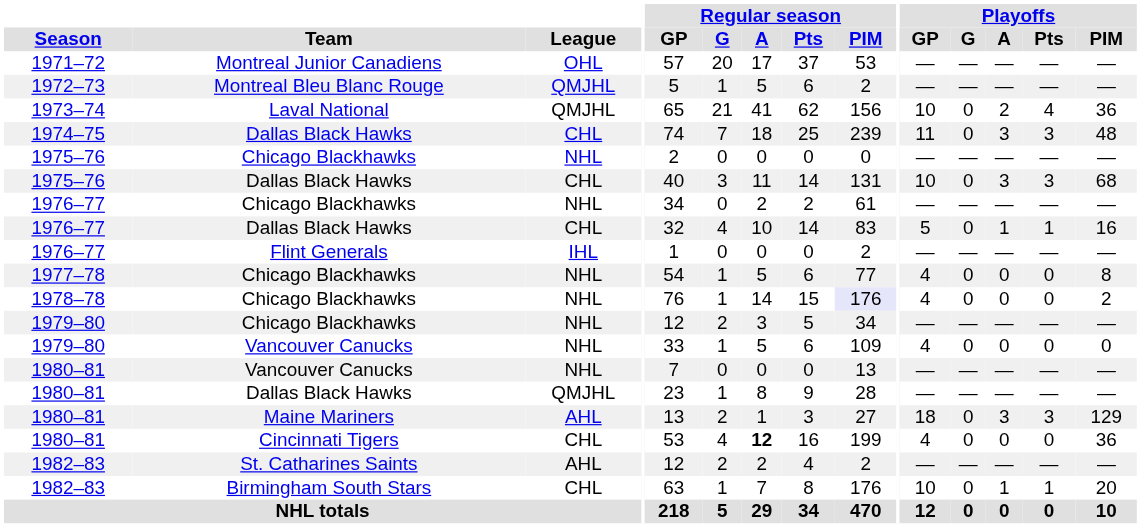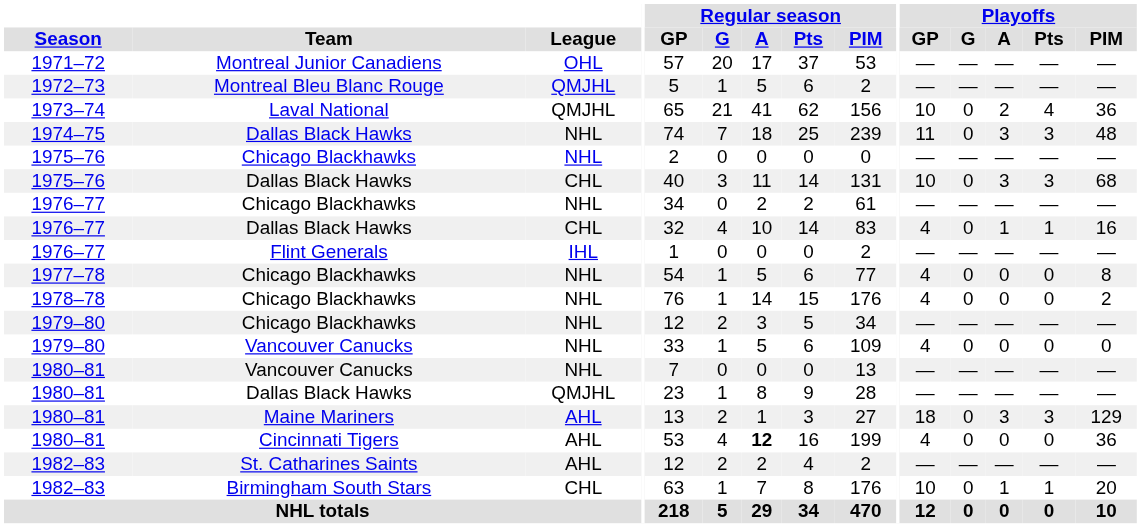(583, 133) CHL -> (583, 133) NHL
(925, 228) 5 -> (925, 228) 4
(866, 298) lavender background -> (866, 298) no background
(583, 440) CHL -> (583, 440) AHL
